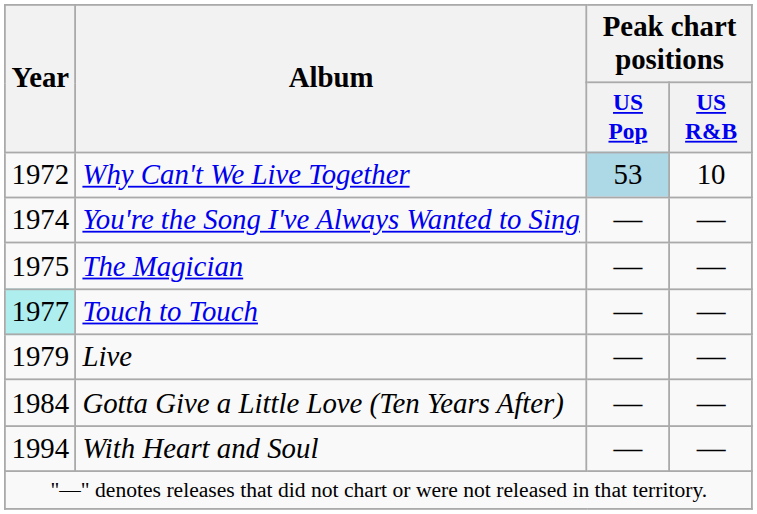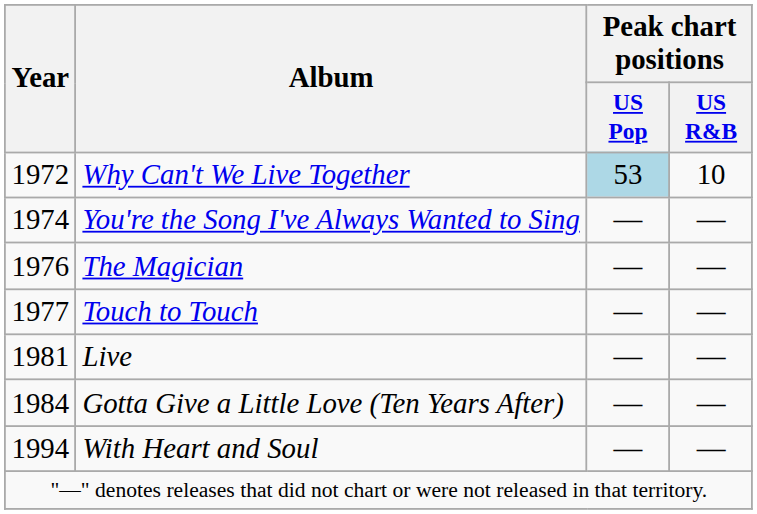(40, 265) 1975 -> (40, 265) 1976
(40, 311) paleturquoise background -> (40, 311) no background
(40, 356) 1979 -> (40, 356) 1981
